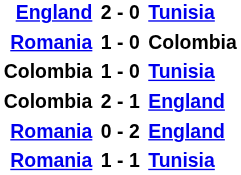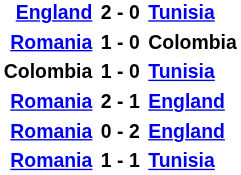(48, 101) Colombia -> (51, 101) Romania
